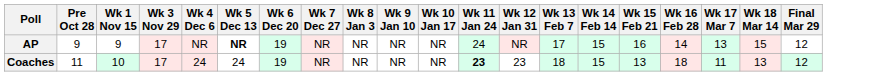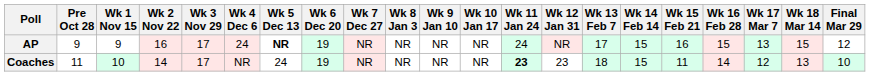+ column: (161, 19)
(200, 44) NR -> (242, 44) 24
(681, 44) 14 -> (723, 44) 15
(200, 62) 24 -> (242, 62) NR
(640, 62) 13 -> (682, 62) 11
(681, 62) 18 -> (723, 62) 14
(721, 62) 11 -> (763, 62) 12
(801, 62) 12 -> (844, 62) 10
